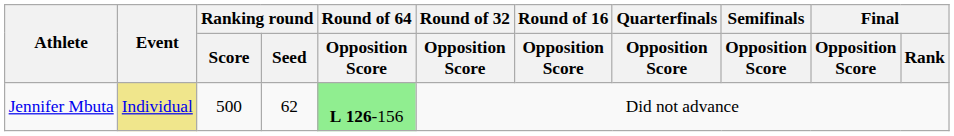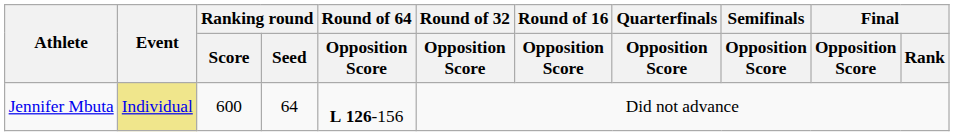(229, 106) 500 -> (229, 106) 600
(289, 106) 62 -> (289, 106) 64
(367, 116) lightgreen background -> (367, 116) no background
